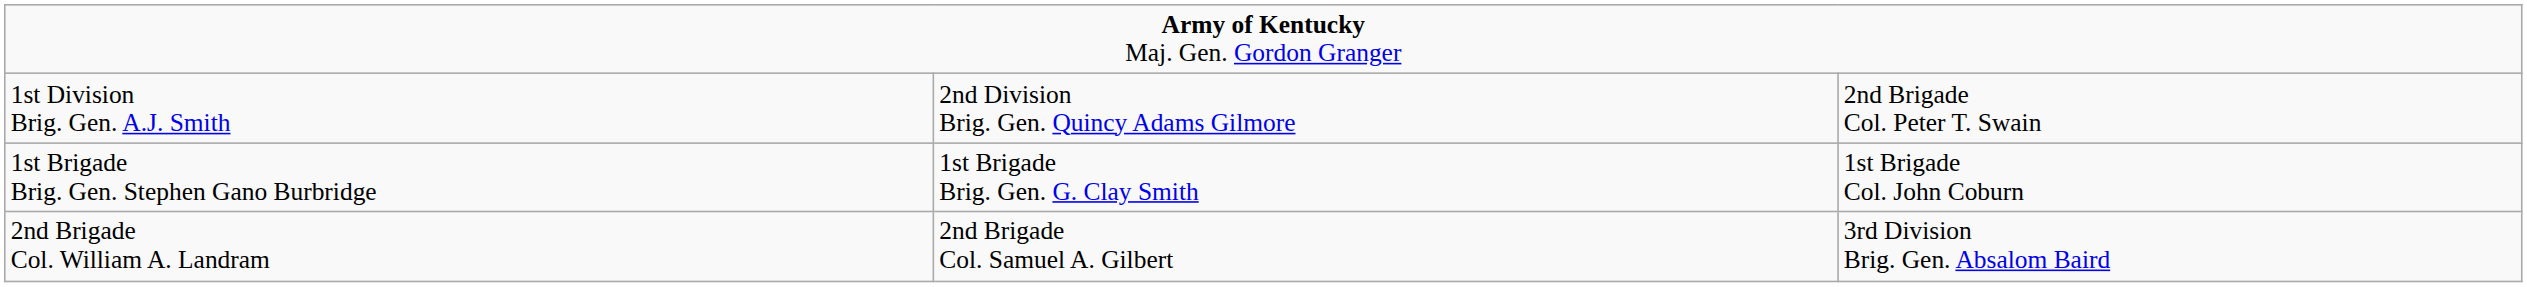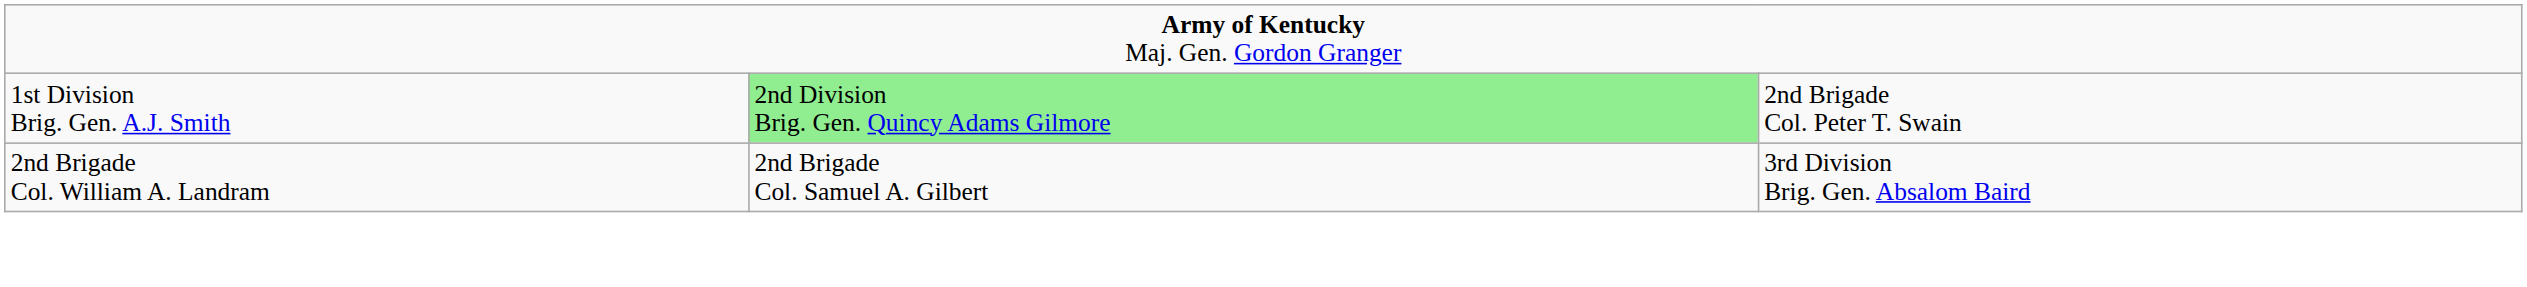(1117, 107) no background -> (932, 107) lightgreen background
- row: (194, 176)
